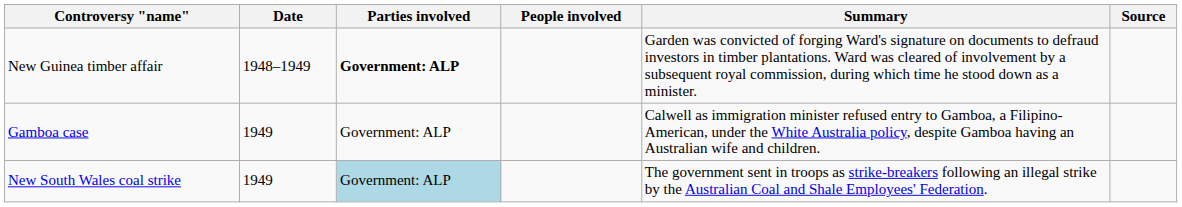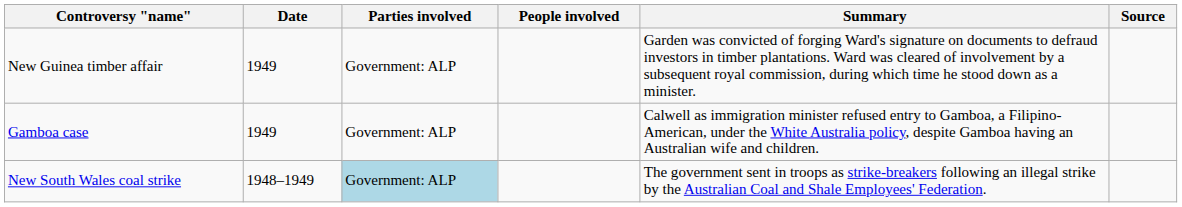(277, 65) 1948–1949 -> (262, 65) 1949
(400, 65) bold -> (401, 65) normal
(258, 181) 1949 -> (280, 181) 1948–1949
